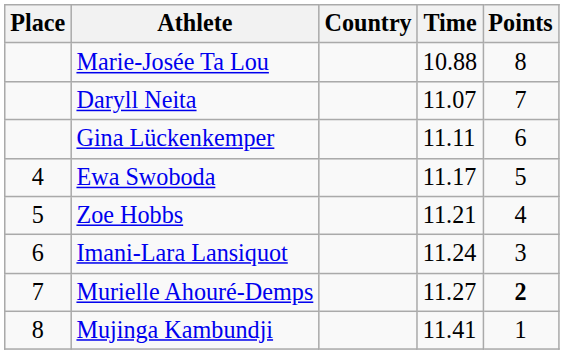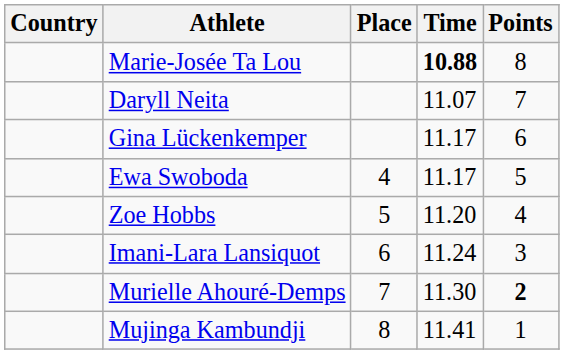columns swapped: (38, 23) <-> (368, 23)
(450, 61) normal -> (450, 61) bold
(449, 138) 11.11 -> (450, 138) 11.17
(450, 215) 11.21 -> (450, 215) 11.20
(450, 291) 11.27 -> (450, 291) 11.30
